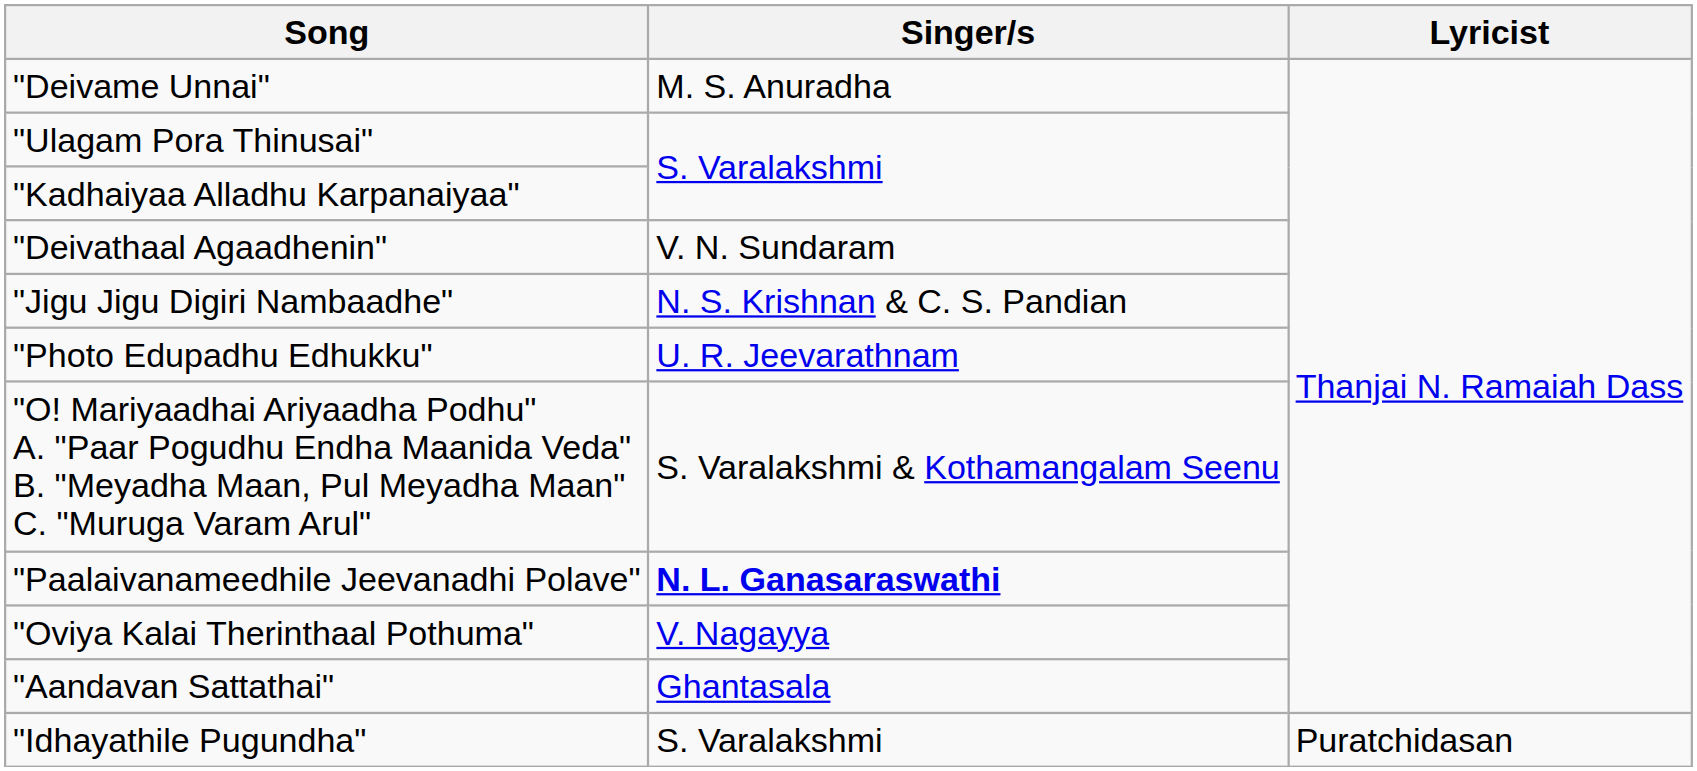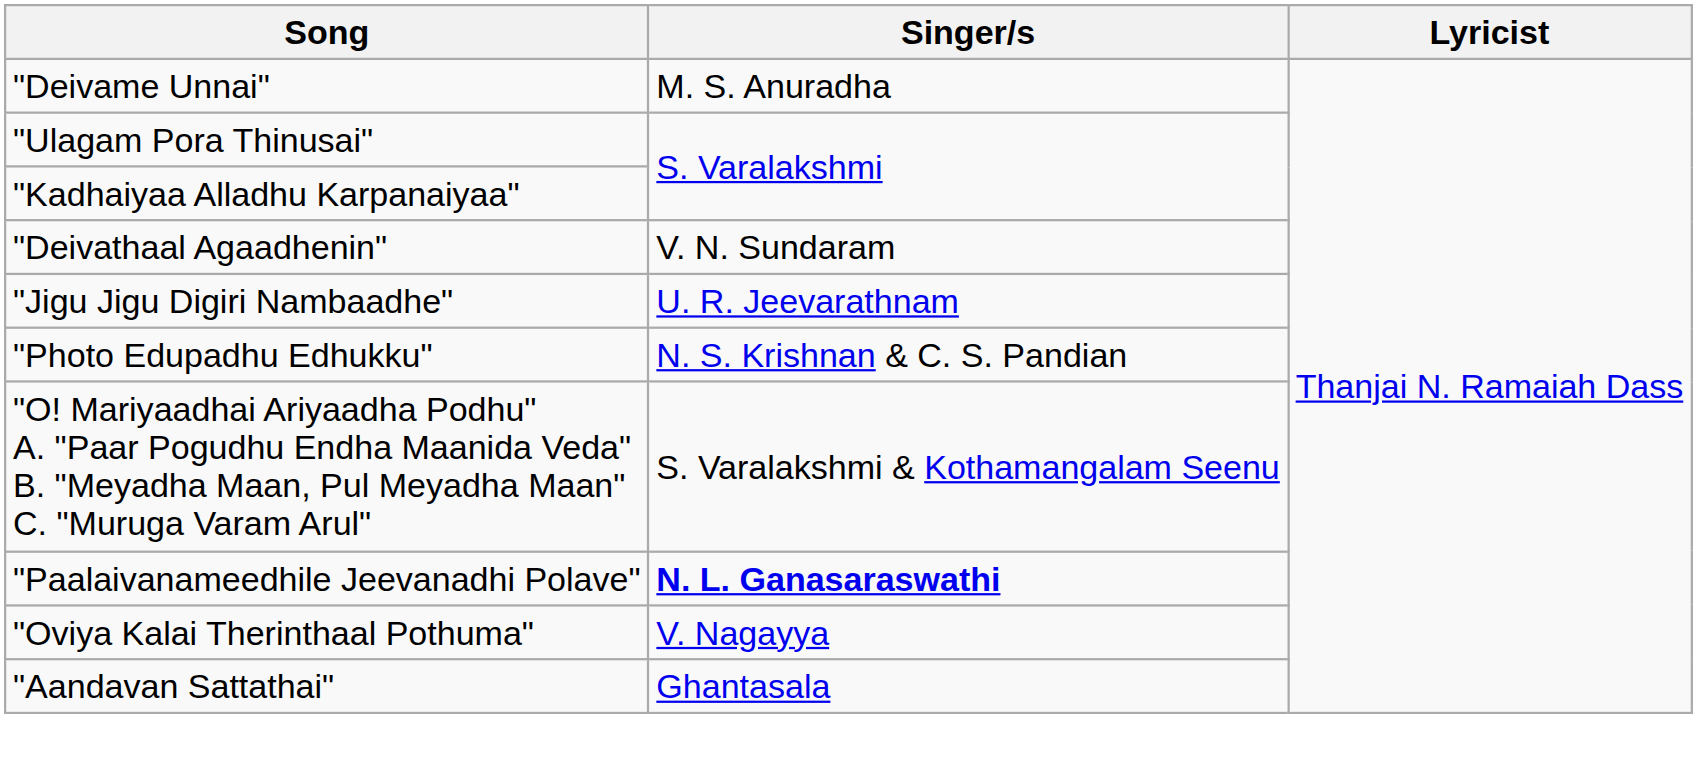(892, 302) N. S. Krishnan & C. S. Pandian -> (808, 302) U. R. Jeevarathnam
(808, 356) U. R. Jeevarathnam -> (892, 356) N. S. Krishnan & C. S. Pandian
- row: (190, 739)
